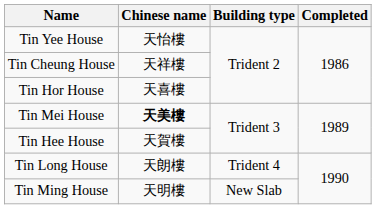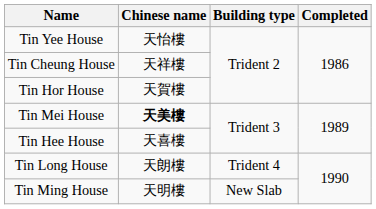(164, 89) 天喜樓 -> (164, 89) 天賀樓
(164, 140) 天賀樓 -> (164, 140) 天喜樓
